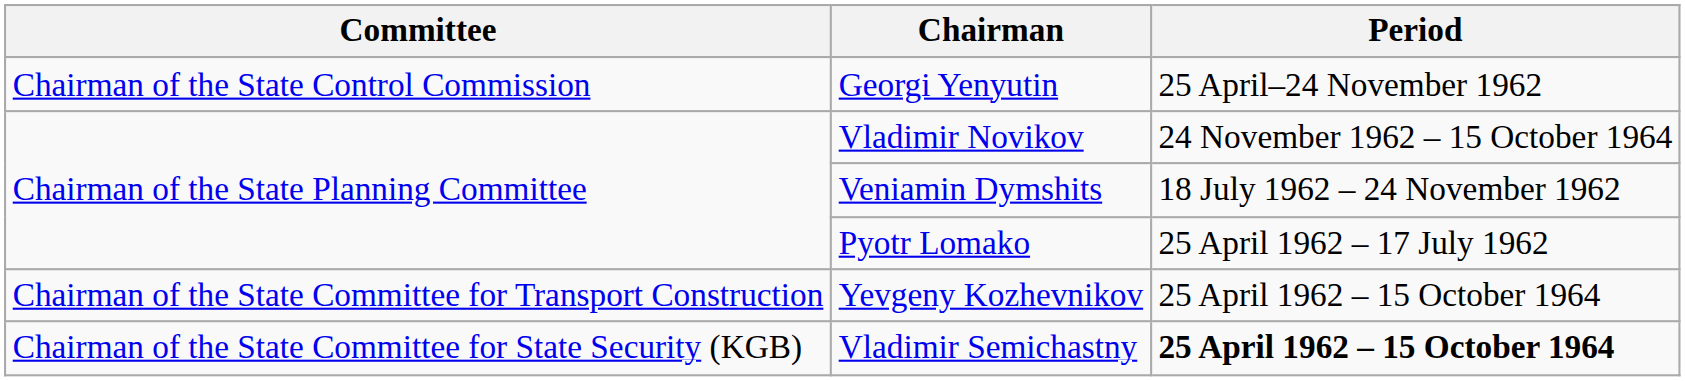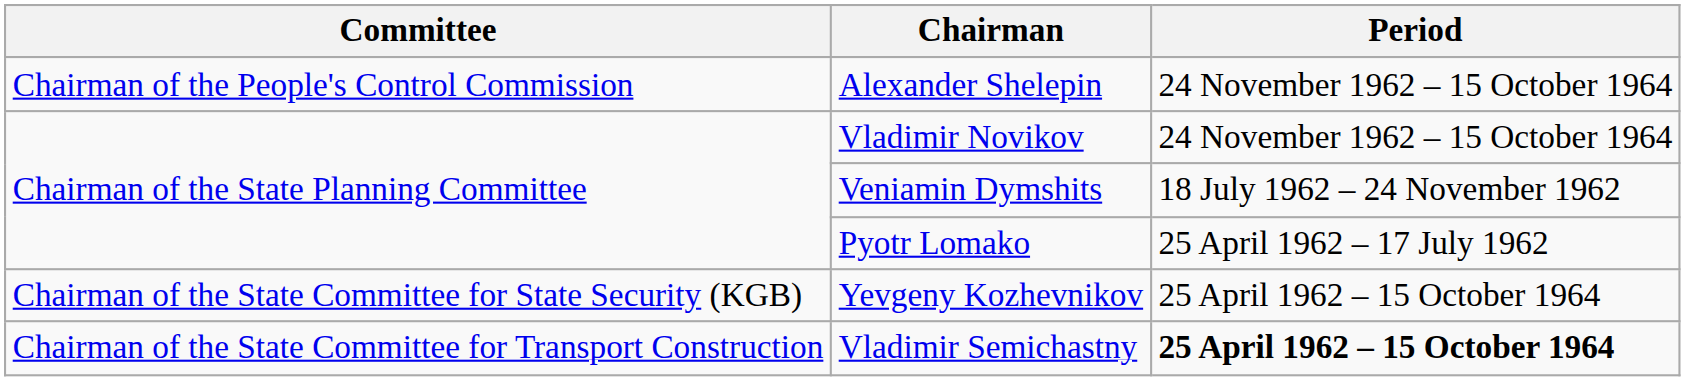- row: (948, 83)
+ row: (970, 83)
(418, 294) Chairman of the State Committee for Transport Construction -> (407, 294) Chairman of the State Committee for State Security (KGB)
(407, 347) Chairman of the State Committee for State Security (KGB) -> (418, 347) Chairman of the State Committee for Transport Construction
